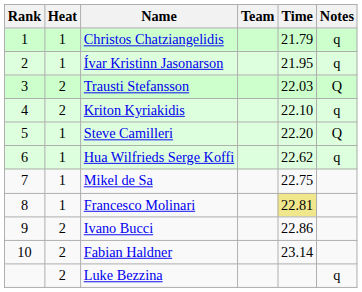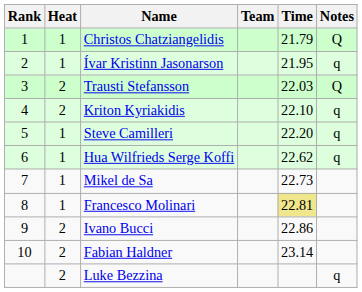(337, 40) q -> (337, 40) Q
(337, 134) Q -> (337, 134) q
(297, 181) 22.75 -> (297, 181) 22.73
